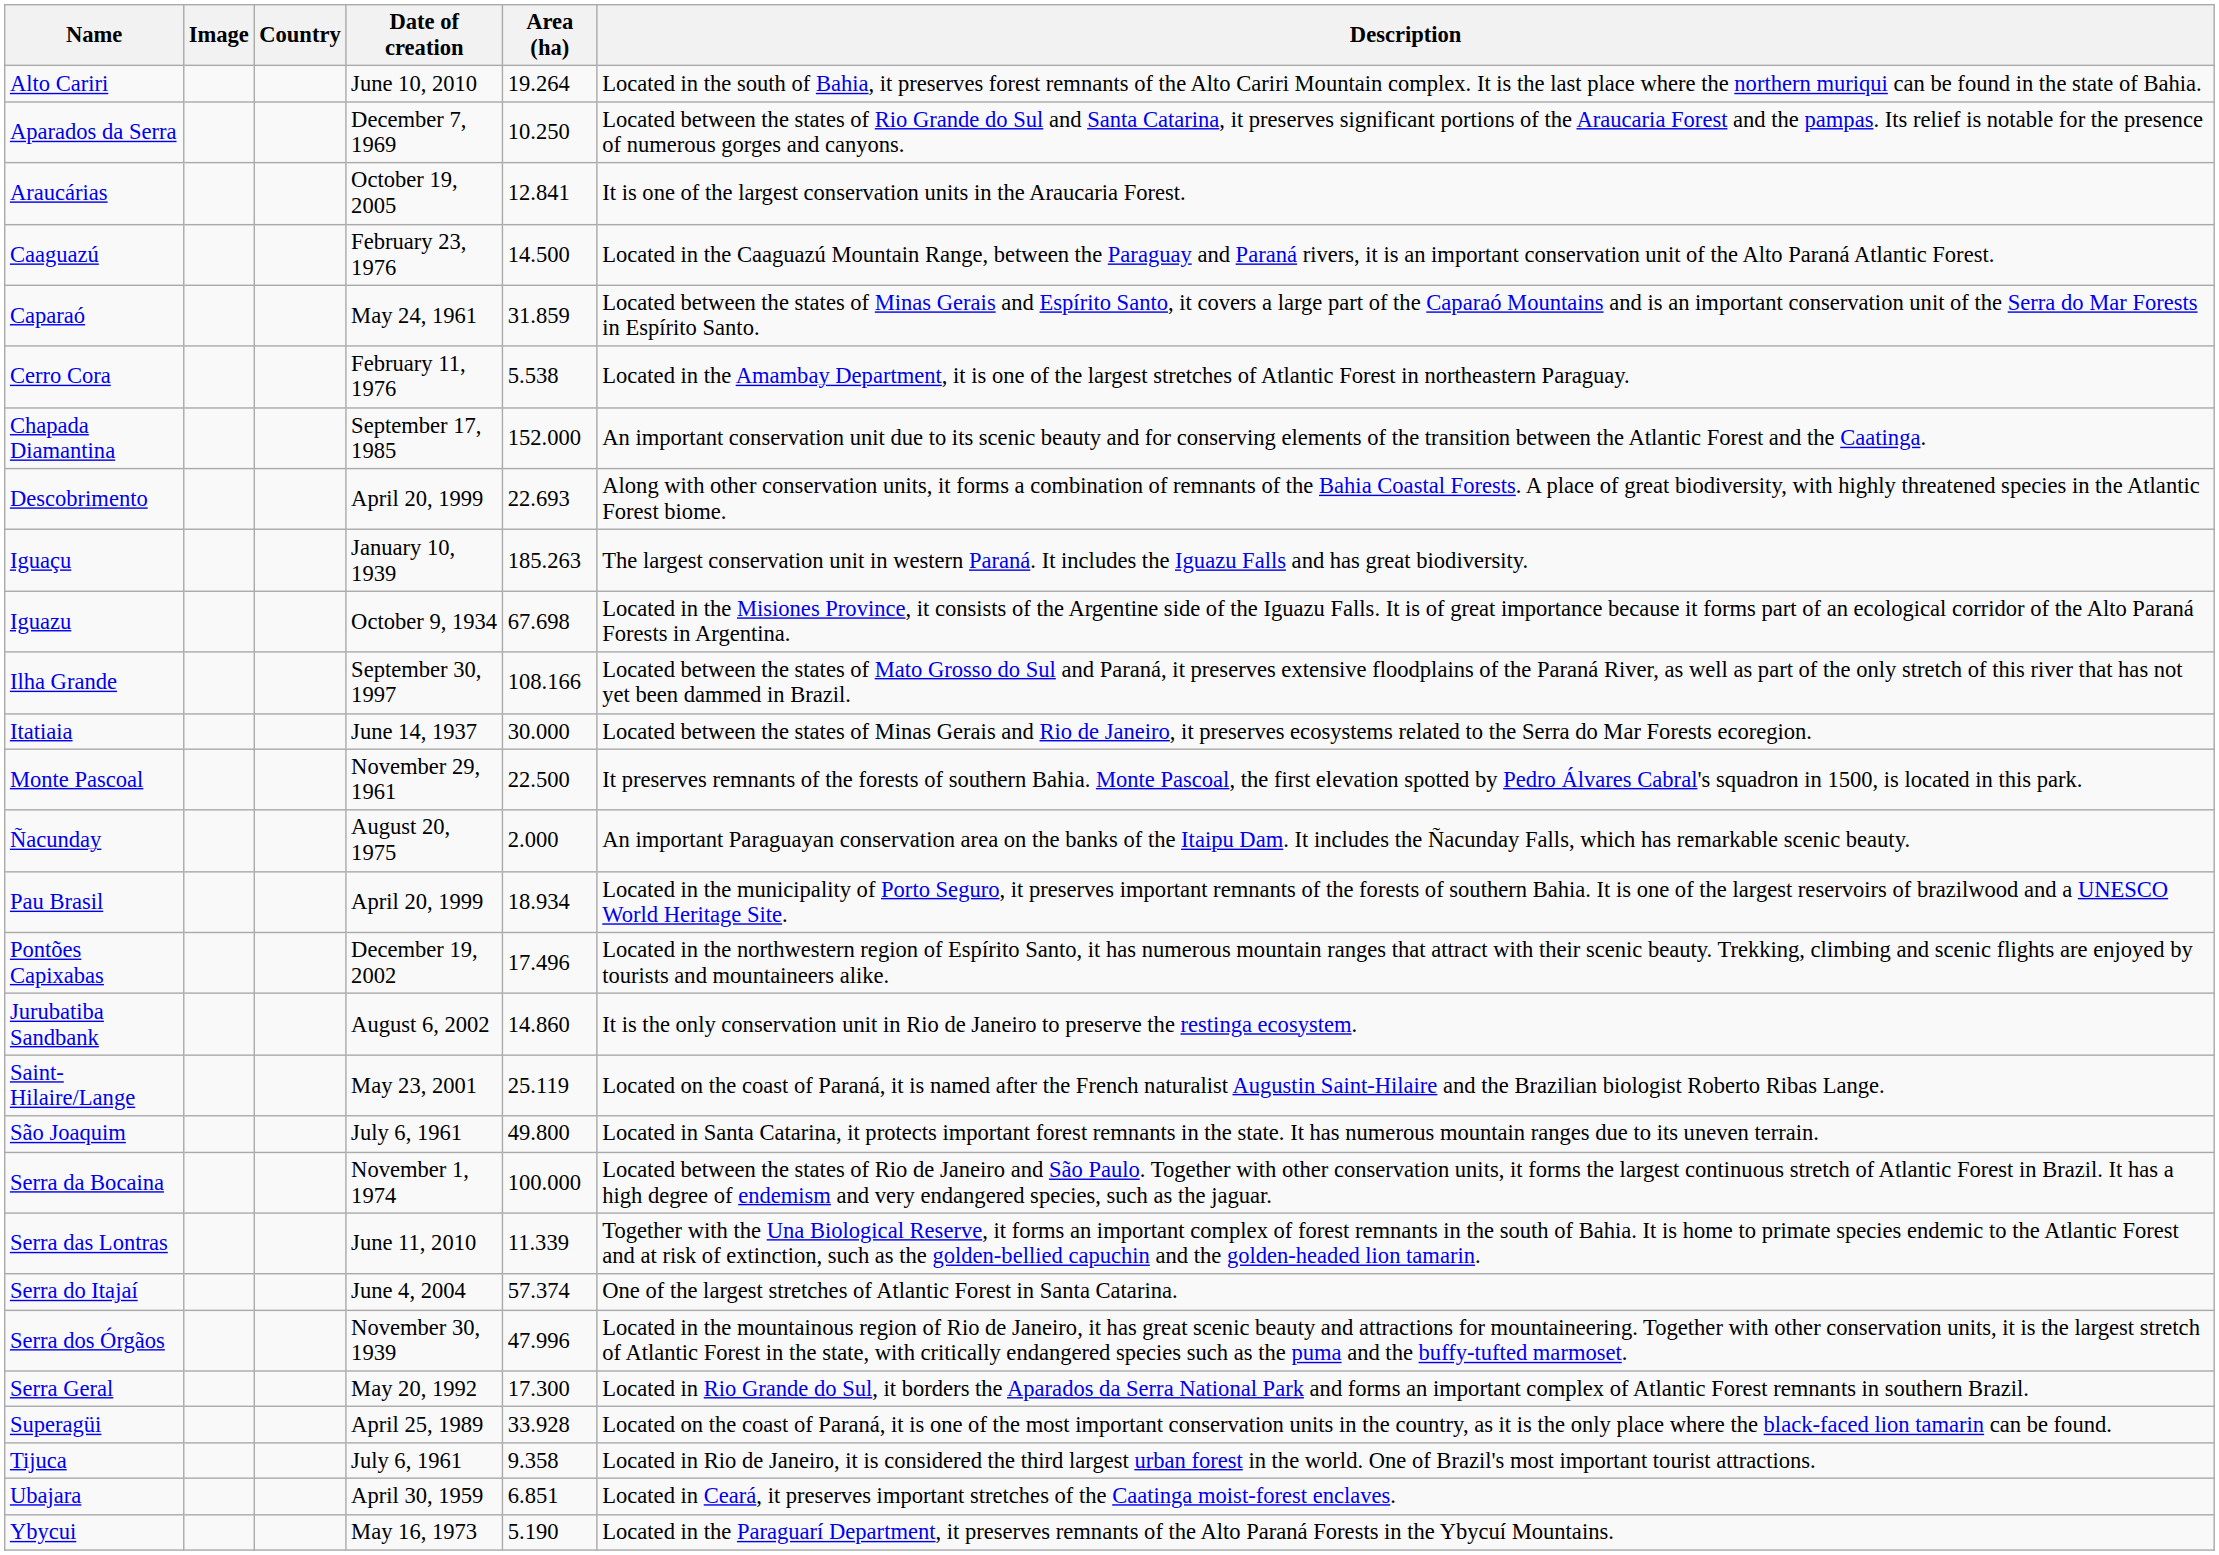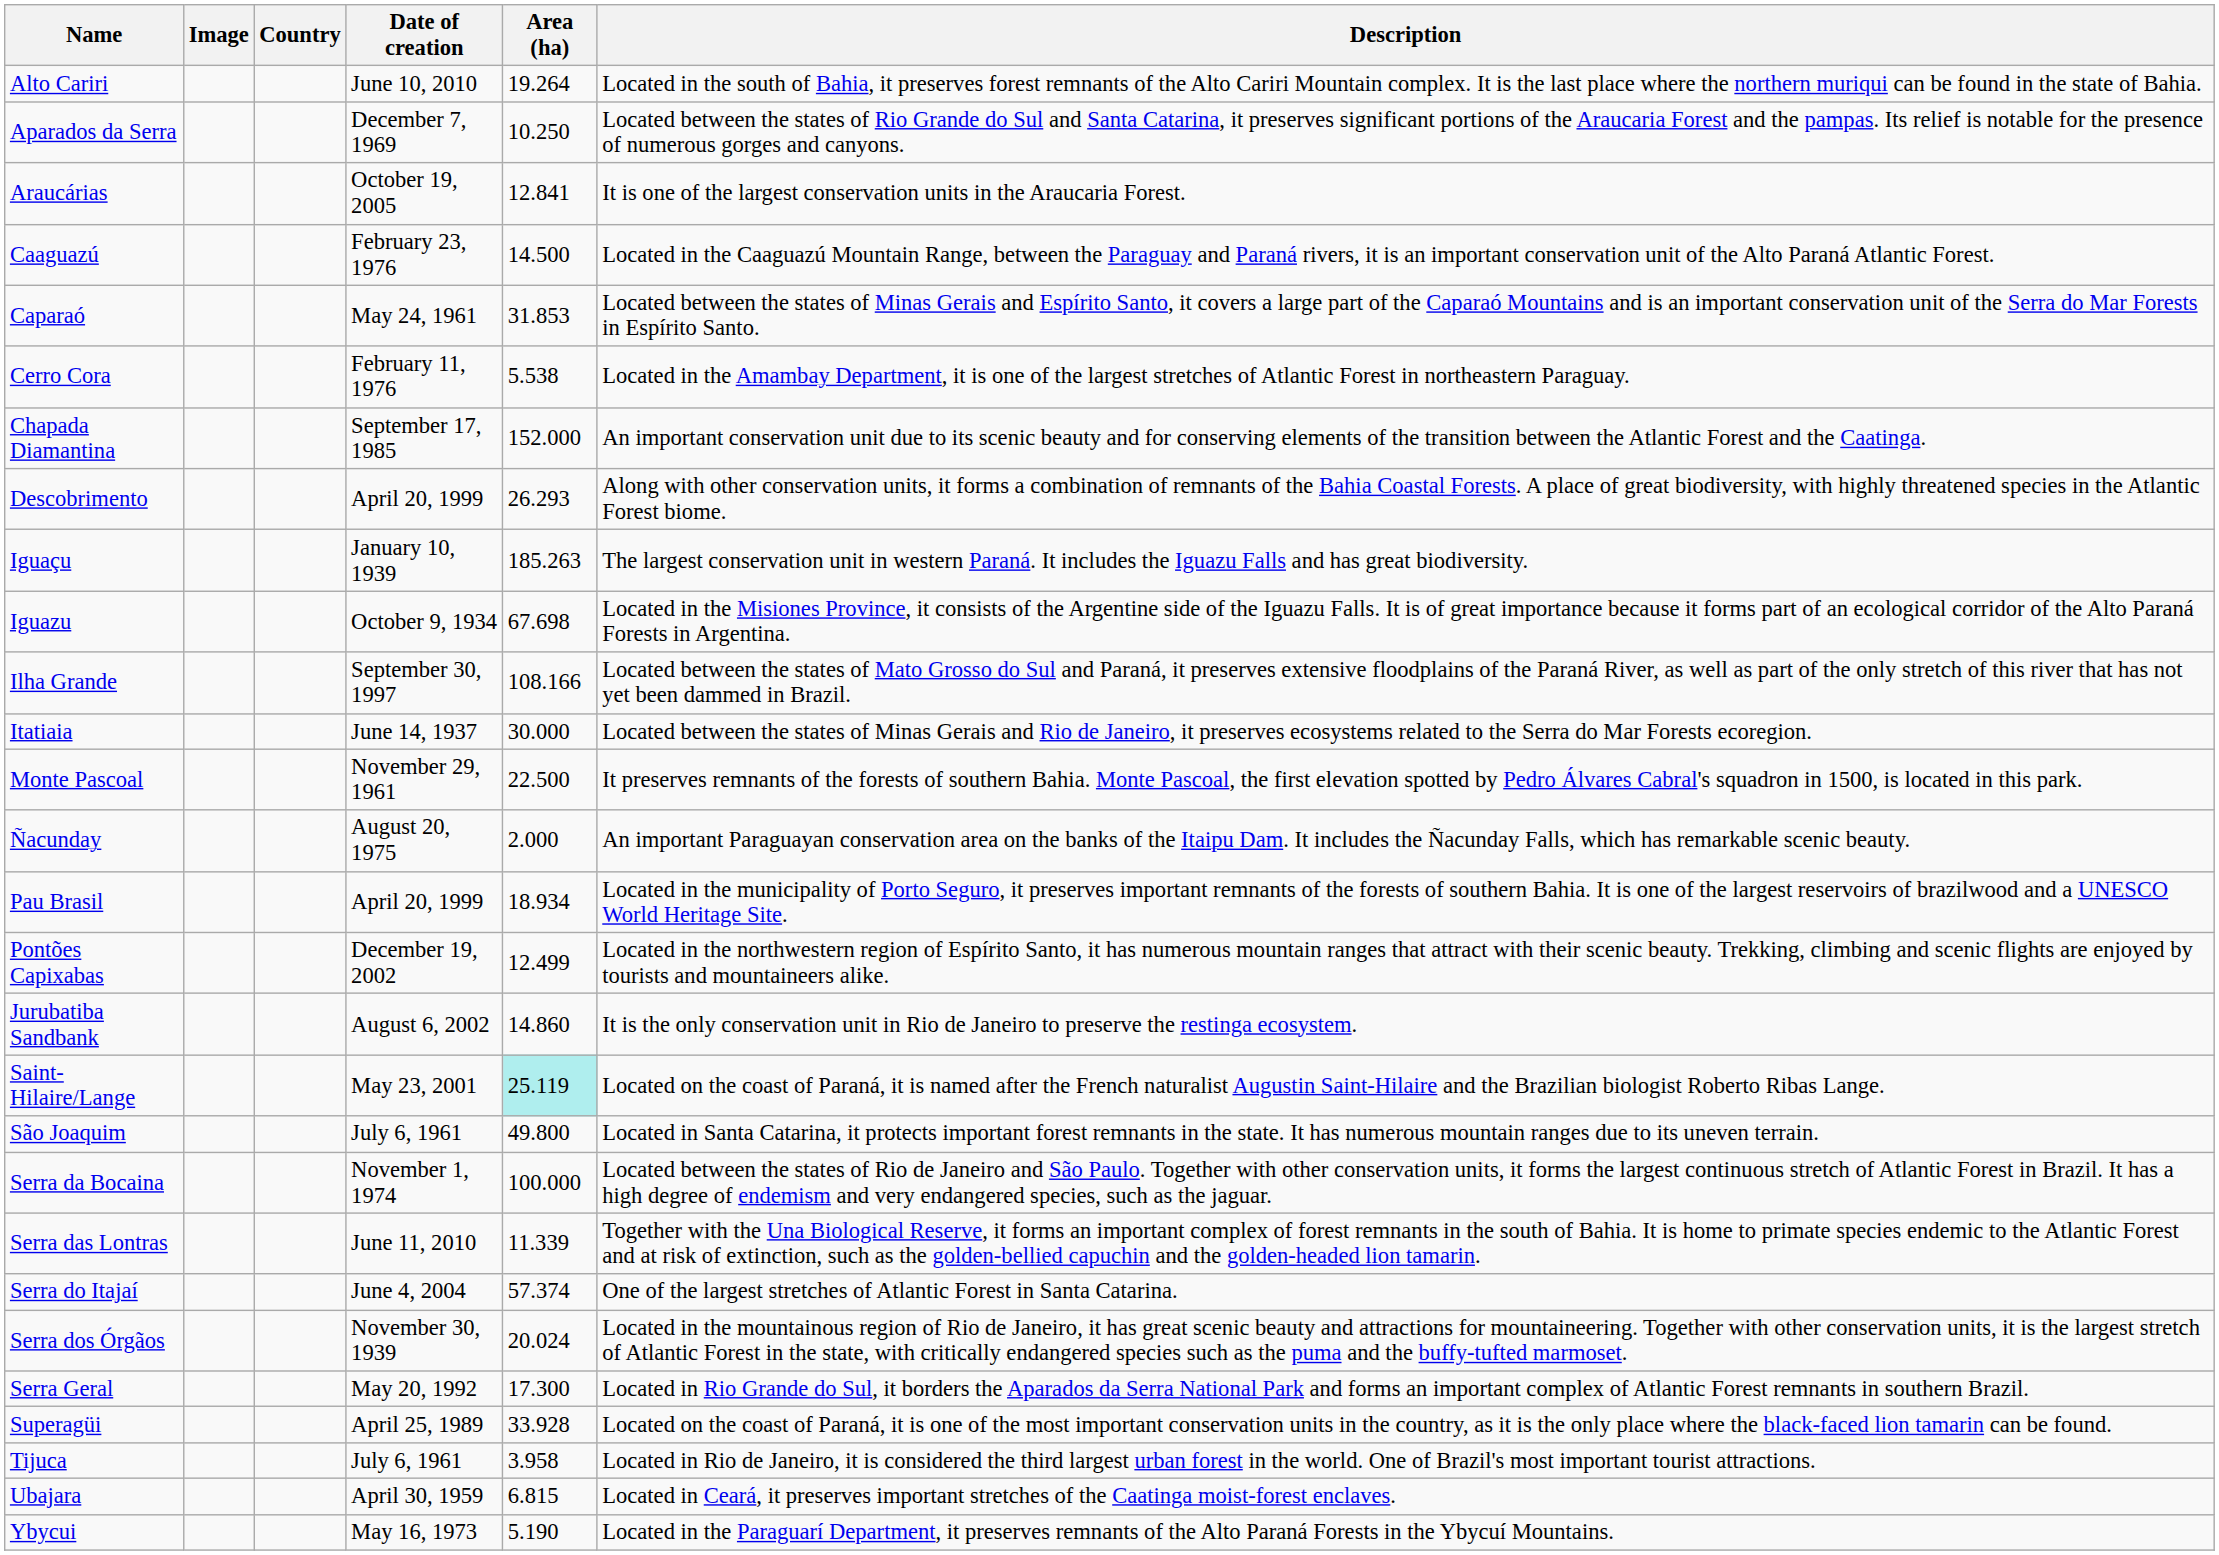(539, 315) 31.859 -> (539, 315) 31.853
(539, 498) 22.693 -> (539, 498) 26.293
(539, 962) 17.496 -> (539, 962) 12.499
(538, 1085) no background -> (538, 1085) paleturquoise background
(539, 1340) 47.996 -> (539, 1340) 20.024
(533, 1460) 9.358 -> (533, 1460) 3.958
(533, 1496) 6.851 -> (533, 1496) 6.815
